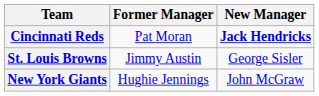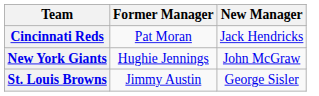(265, 36) bold -> (262, 36) normal
rows swapped: (57, 79) <-> (57, 58)
